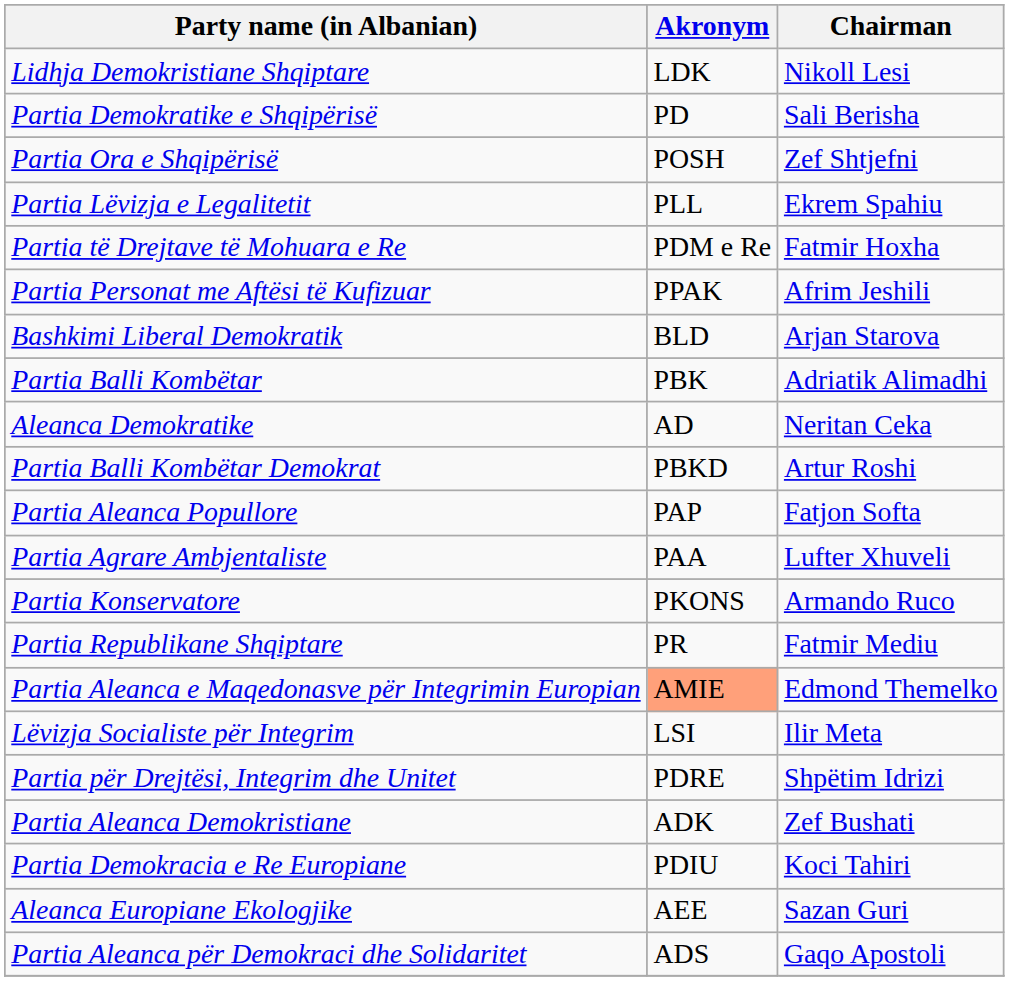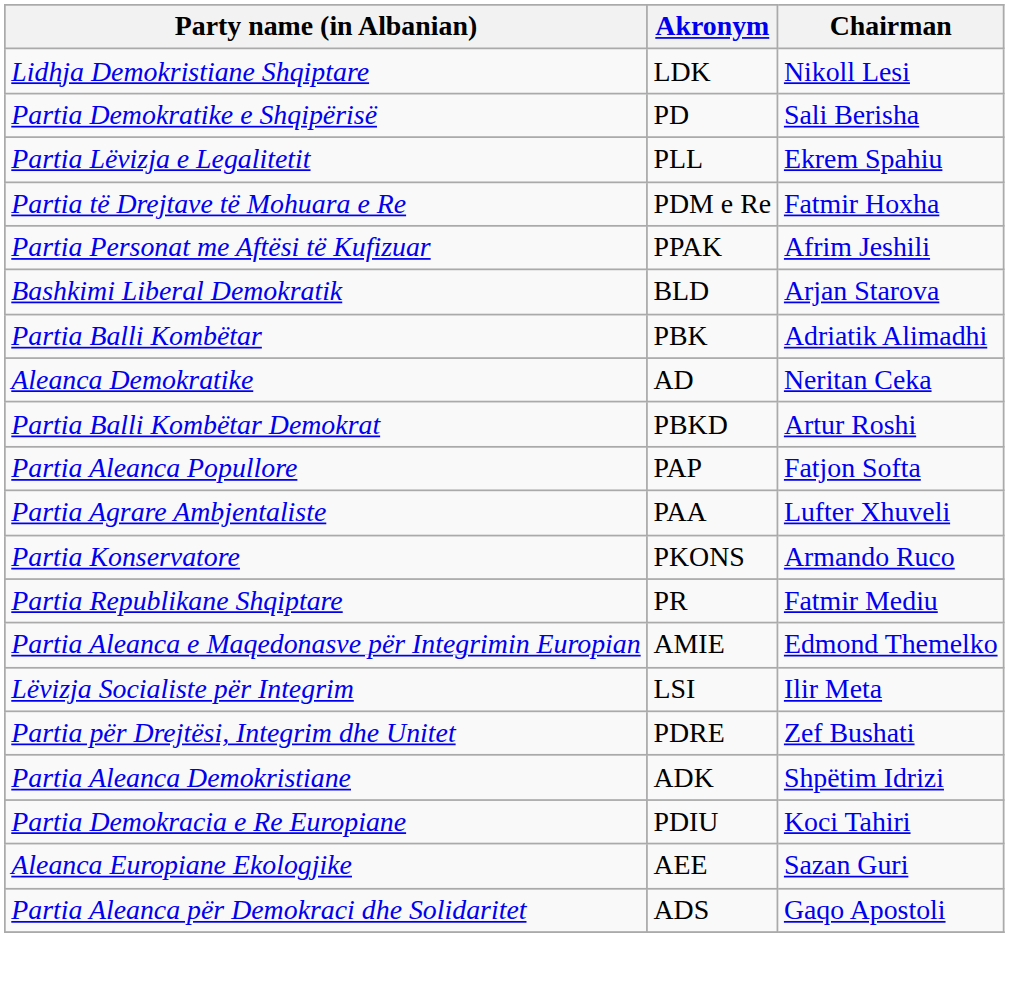- row: (145, 159)
(689, 688) lightsalmon background -> (689, 644) no background
(864, 777) Shpëtim Idrizi -> (849, 733) Zef Bushati
(849, 821) Zef Bushati -> (864, 777) Shpëtim Idrizi
